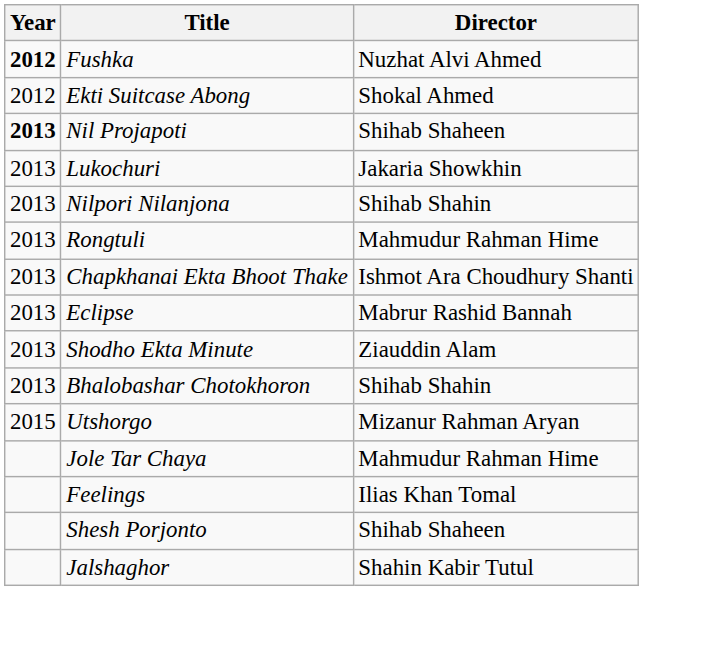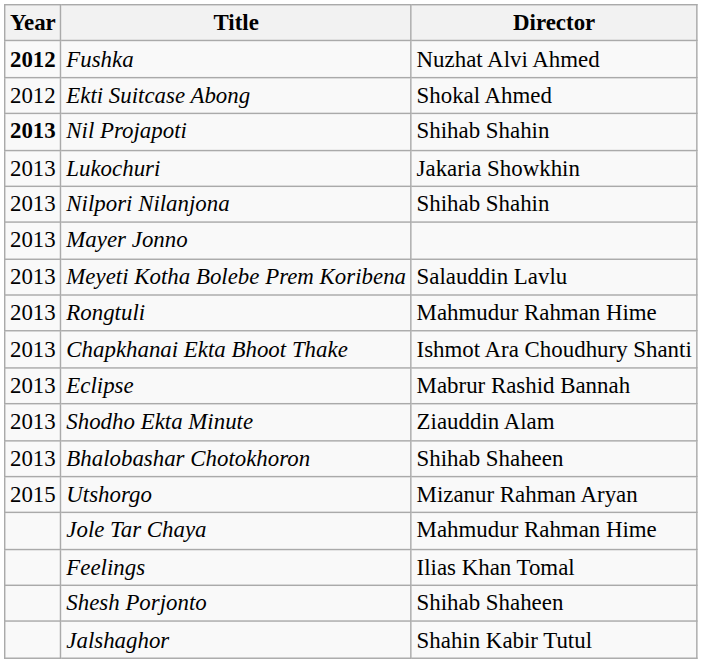(432, 131) Shihab Shaheen -> (483, 131) Shihab Shahin
+ row: (127, 240)
+ row: (236, 276)
(425, 385) Shihab Shahin -> (490, 458) Shihab Shaheen
